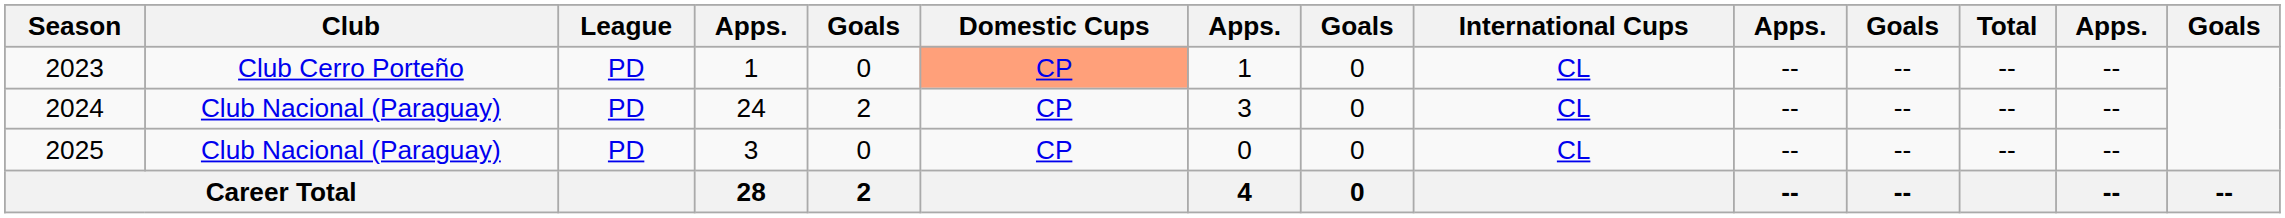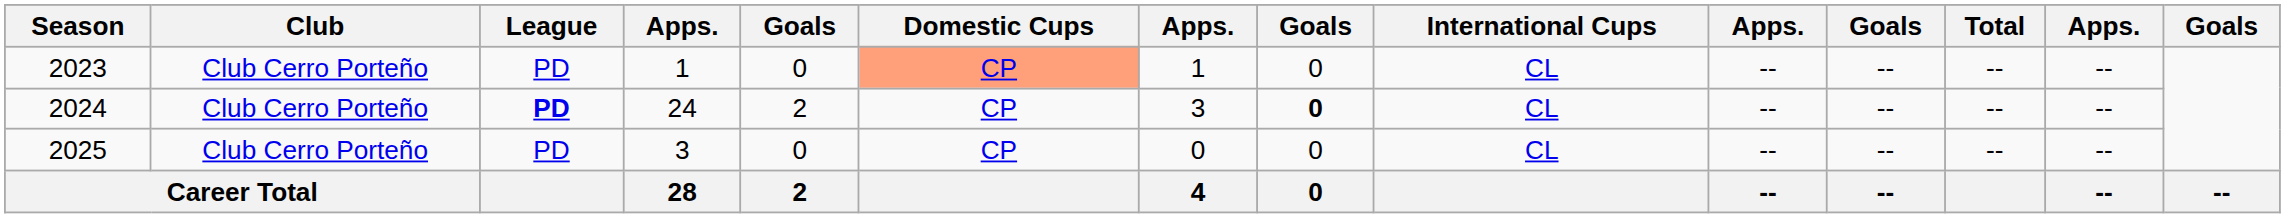(351, 109) Club Nacional (Paraguay) -> (315, 109) Club Cerro Porteño
(626, 109) normal -> (552, 109) bold
(1357, 109) normal -> (1316, 109) bold
(351, 150) Club Nacional (Paraguay) -> (315, 150) Club Cerro Porteño
